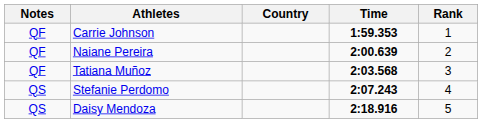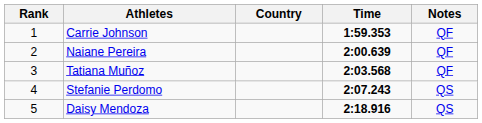columns swapped: (448, 14) <-> (37, 14)
